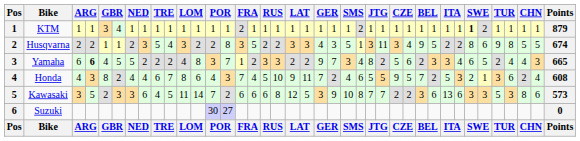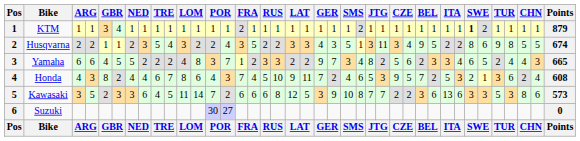(228, 45) 8 -> (228, 45) 4
(92, 61) bold -> (92, 61) normal
(383, 78) 5 -> (383, 78) 3
